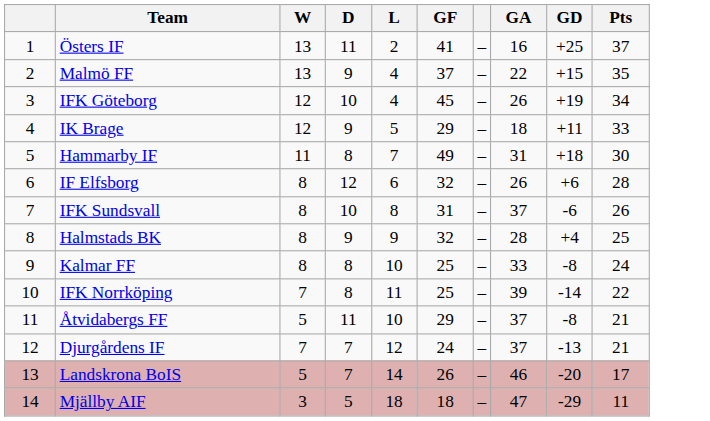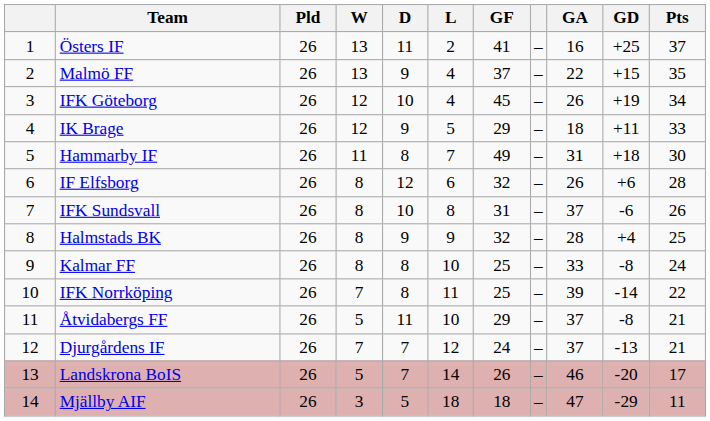+ column: (308, 18)
